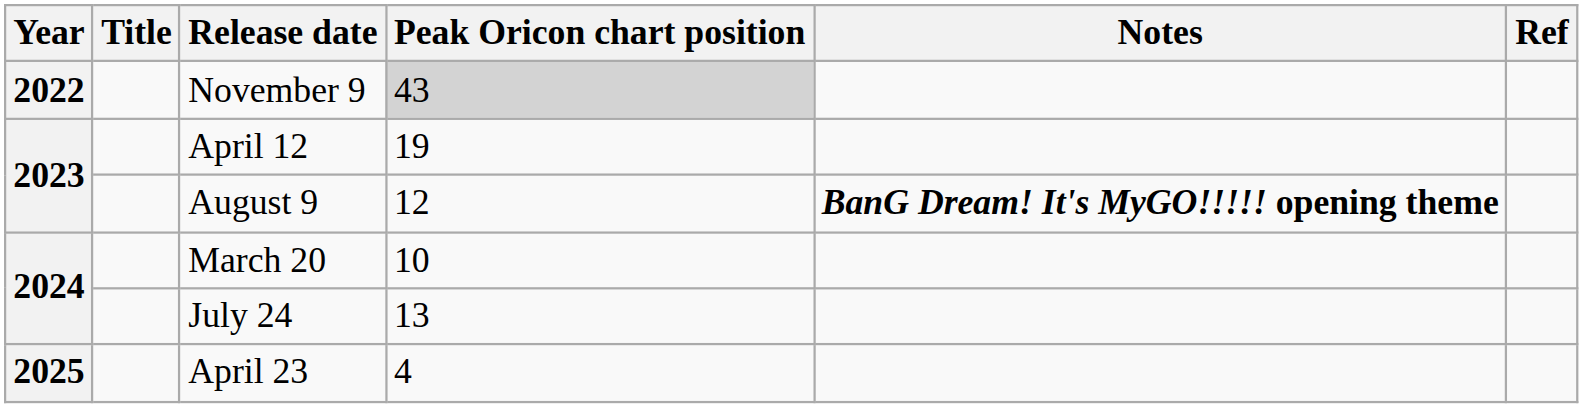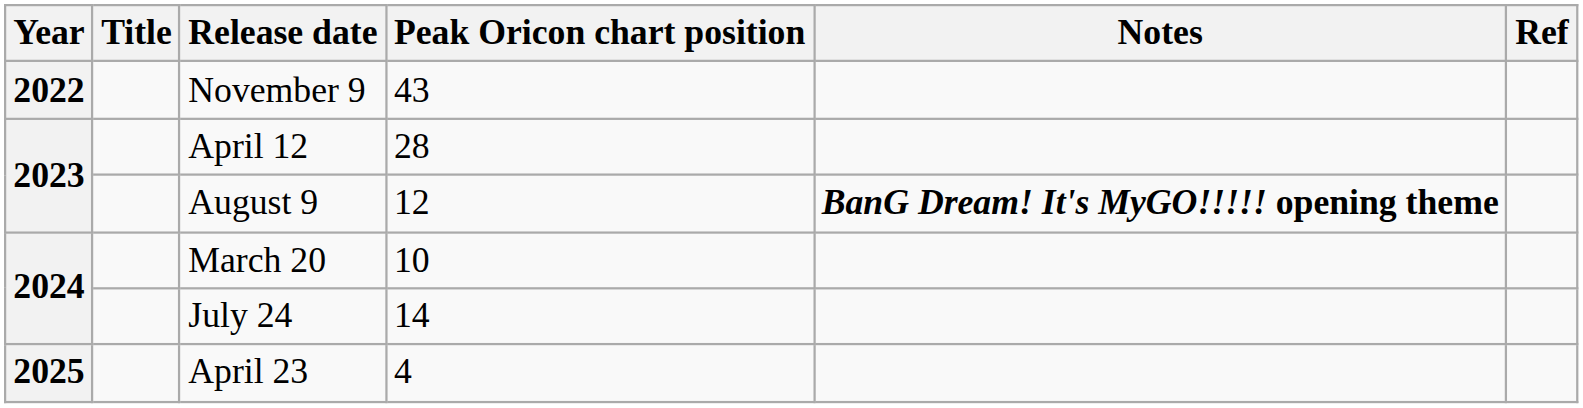(412, 89) lightgrey background -> (412, 89) no background
(412, 145) 19 -> (412, 145) 28
(412, 315) 13 -> (412, 315) 14
